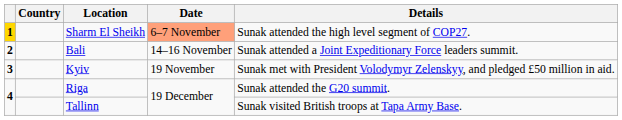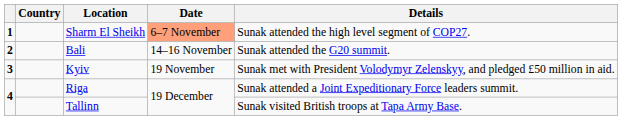(10, 32) gold background -> (10, 32) no background
(378, 50) Sunak attended a Joint Expeditionary Force leaders summit. -> (314, 50) Sunak attended the G20 summit.
(314, 87) Sunak attended the G20 summit. -> (378, 87) Sunak attended a Joint Expeditionary Force leaders summit.
